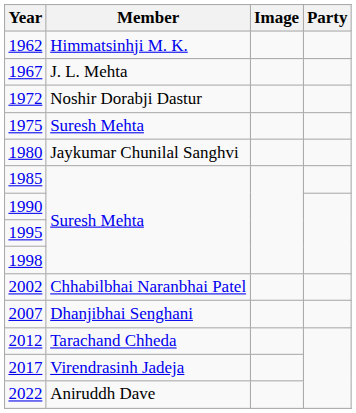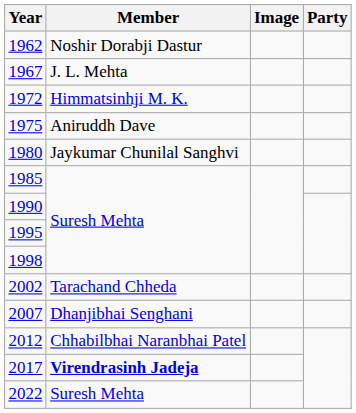(119, 44) Himmatsinhji M. K. -> (126, 44) Noshir Dorabji Dastur
(126, 98) Noshir Dorabji Dastur -> (119, 98) Himmatsinhji M. K.
(97, 125) Suresh Mehta -> (103, 125) Aniruddh Dave
(148, 286) Chhabilbhai Naranbhai Patel -> (113, 286) Tarachand Chheda
(113, 340) Tarachand Chheda -> (148, 340) Chhabilbhai Naranbhai Patel
(117, 367) normal -> (124, 367) bold
(103, 394) Aniruddh Dave -> (97, 394) Suresh Mehta
